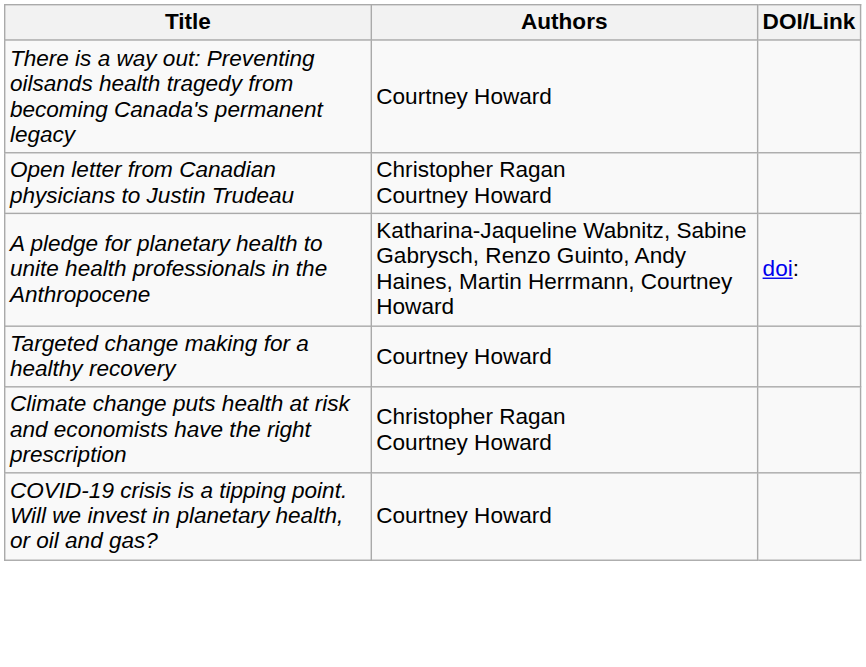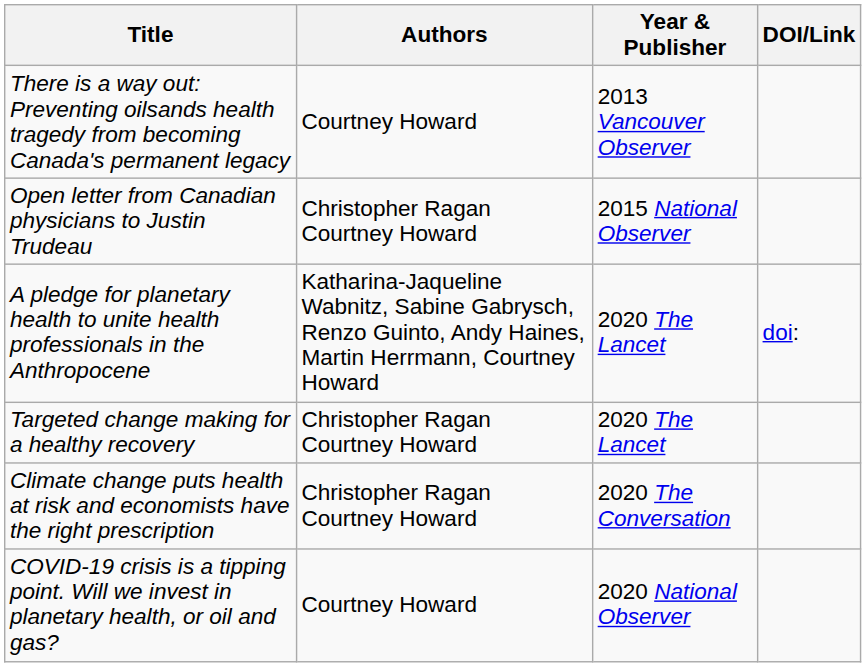+ column: (675, 35)
(464, 355) Courtney Howard -> (396, 431) Christopher Ragan Courtney Howard
